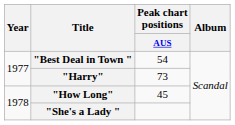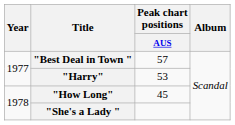(162, 59) 54 -> (162, 59) 57
(162, 77) 73 -> (162, 77) 53
